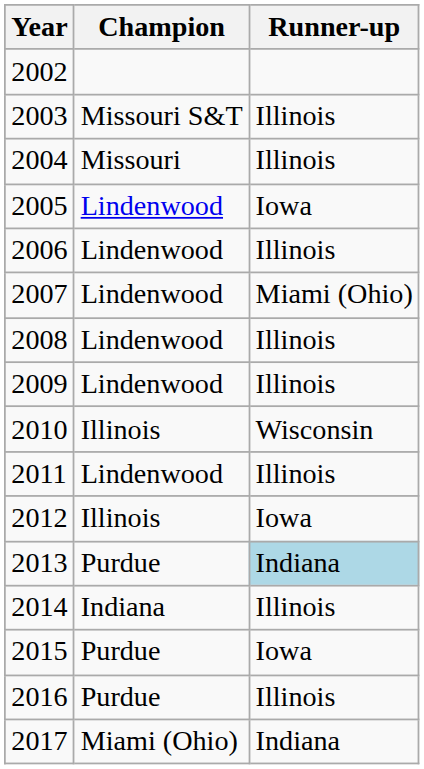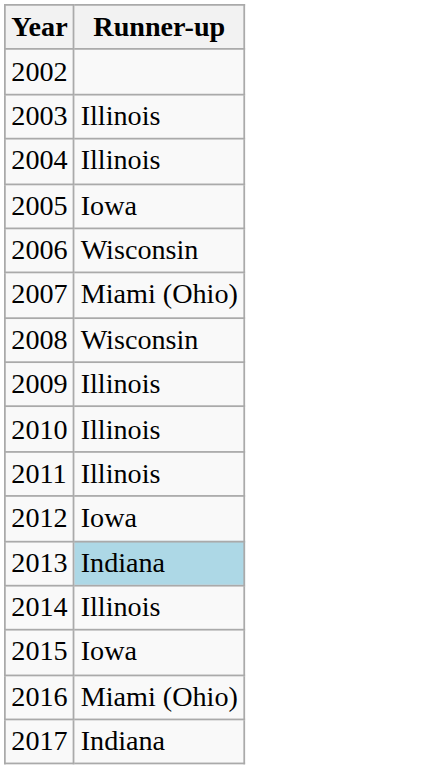- column: (162, 26)
(296, 250) Illinois -> (140, 250) Wisconsin
(296, 339) Illinois -> (140, 339) Wisconsin
(314, 428) Wisconsin -> (121, 428) Illinois
(296, 696) Illinois -> (159, 696) Miami (Ohio)
